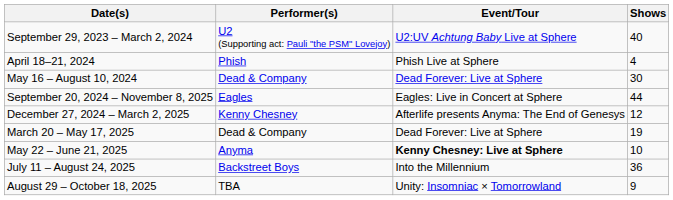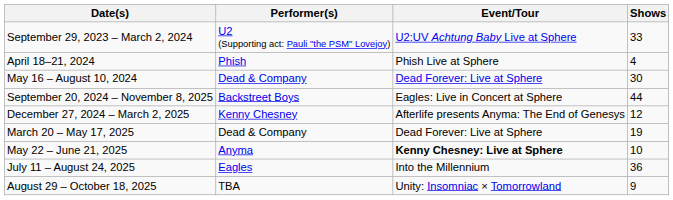(636, 37) 40 -> (636, 37) 33
(235, 97) Eagles -> (259, 97) Backstreet Boys
(259, 168) Backstreet Boys -> (235, 168) Eagles
